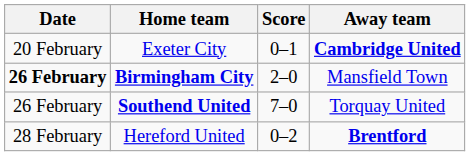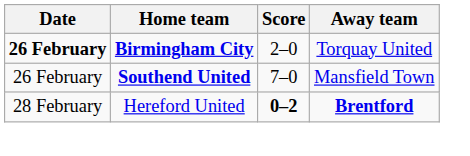- row: (184, 48)
(387, 77) Mansfield Town -> (374, 48) Torquay United
(387, 106) Torquay United -> (374, 77) Mansfield Town
(284, 135) normal -> (284, 106) bold
